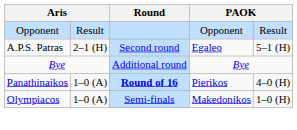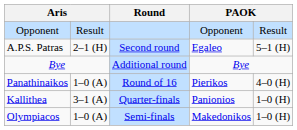(149, 82) bold -> (149, 82) normal
+ row: (27, 99)
